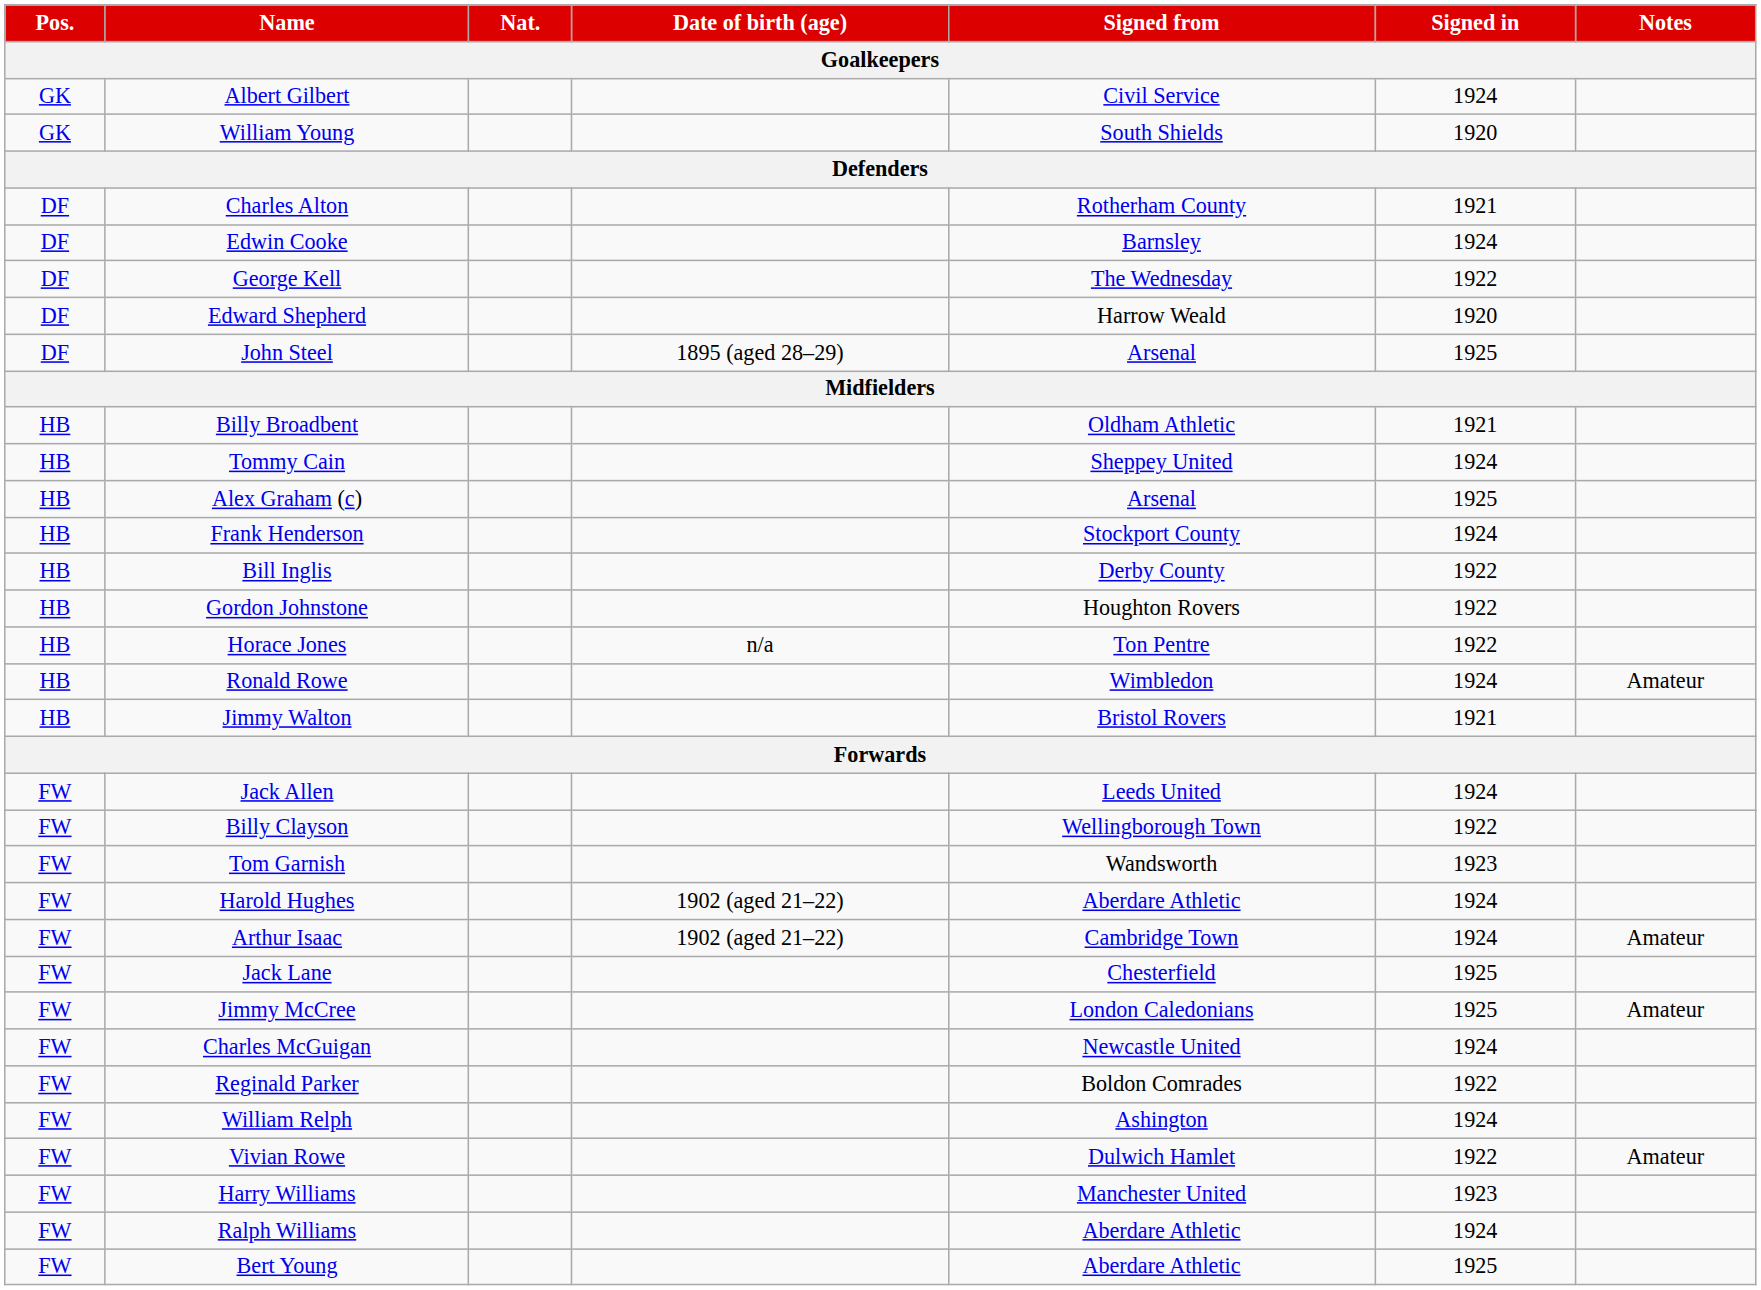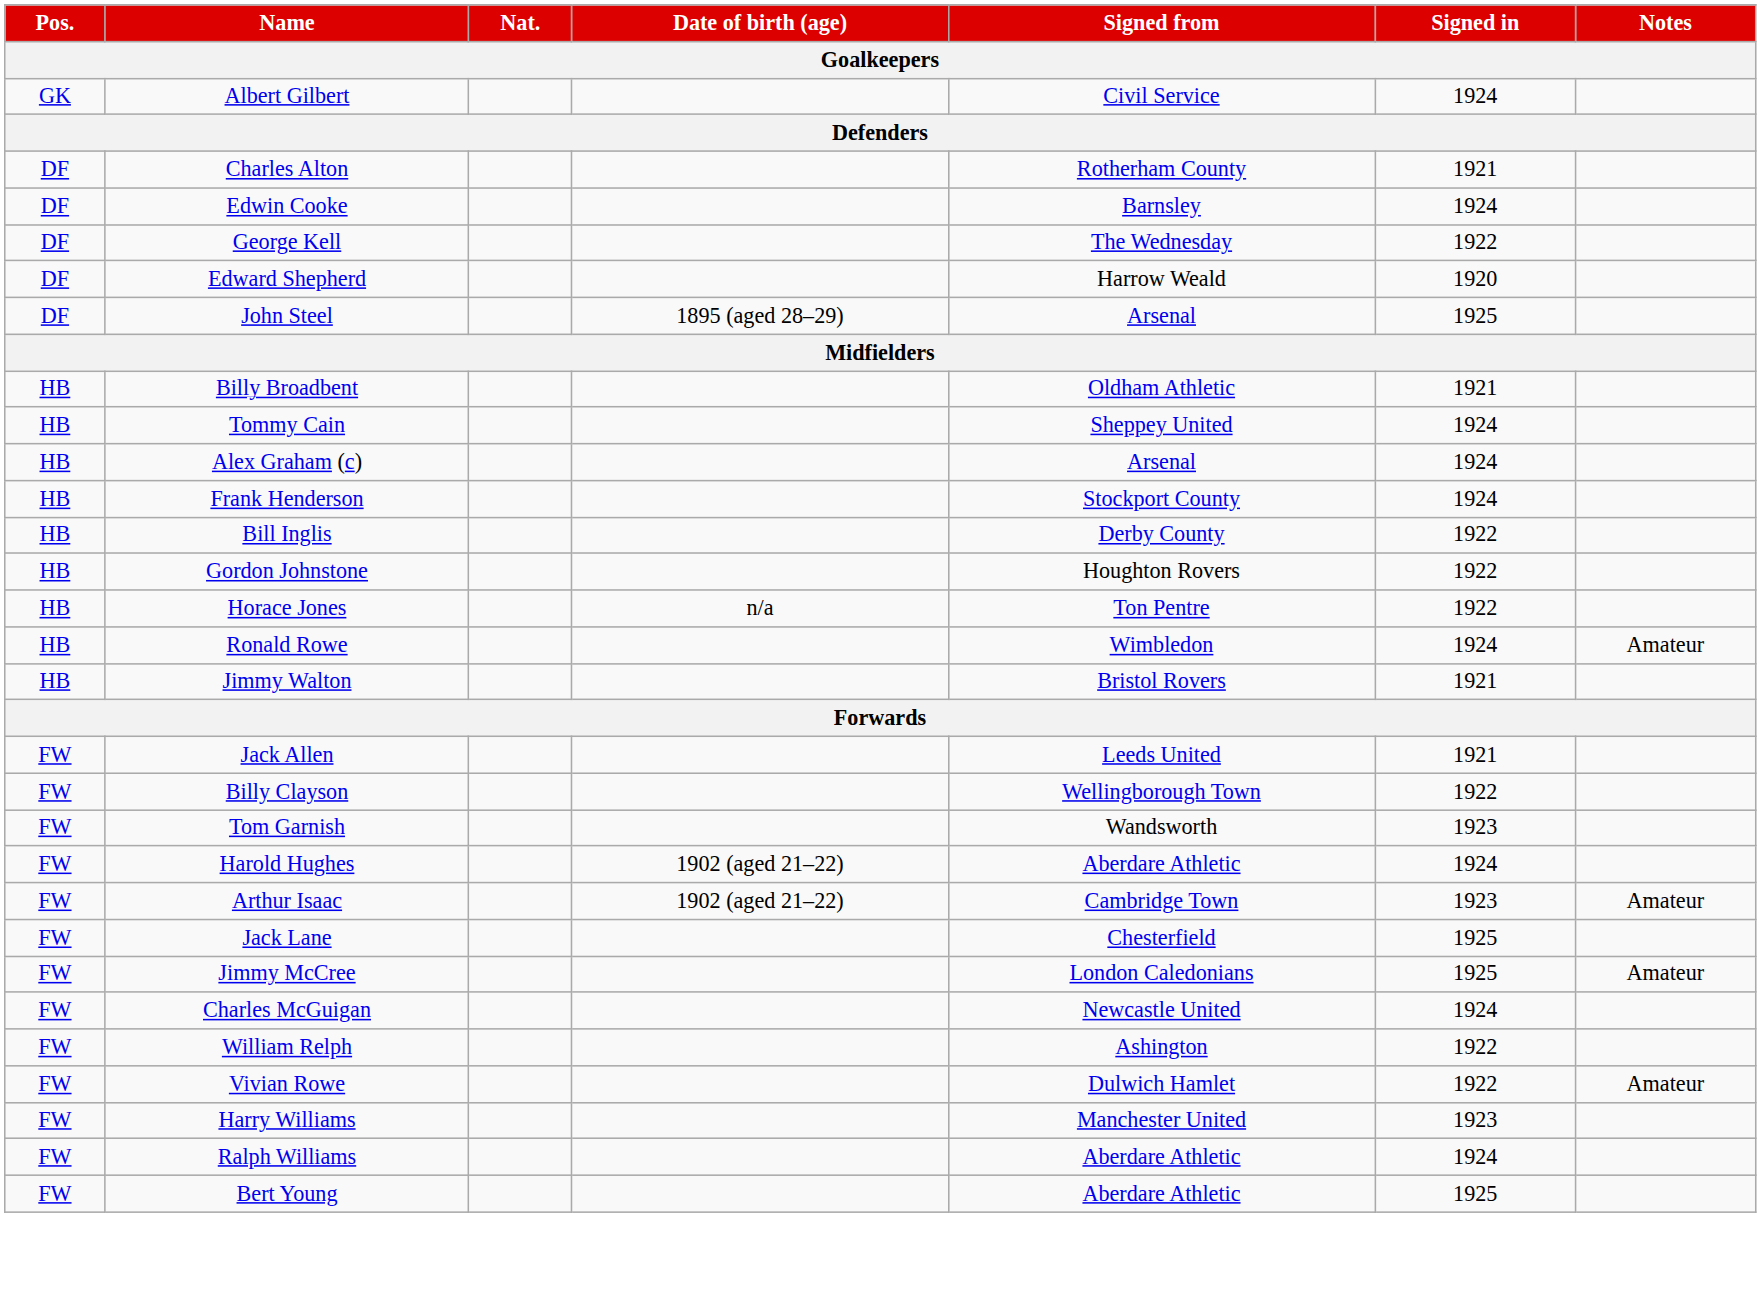- row: (287, 132)
(1475, 498) 1925 -> (1475, 462) 1924
(1475, 791) 1924 -> (1475, 754) 1921
(1475, 937) 1924 -> (1475, 900) 1923
- row: (287, 1083)
(1475, 1120) 1924 -> (1475, 1047) 1922
